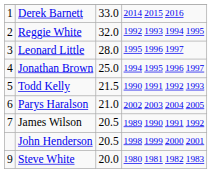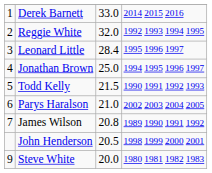(109, 50) 28.0 -> (109, 50) 28.4
(109, 123) 20.5 -> (109, 123) 20.8
